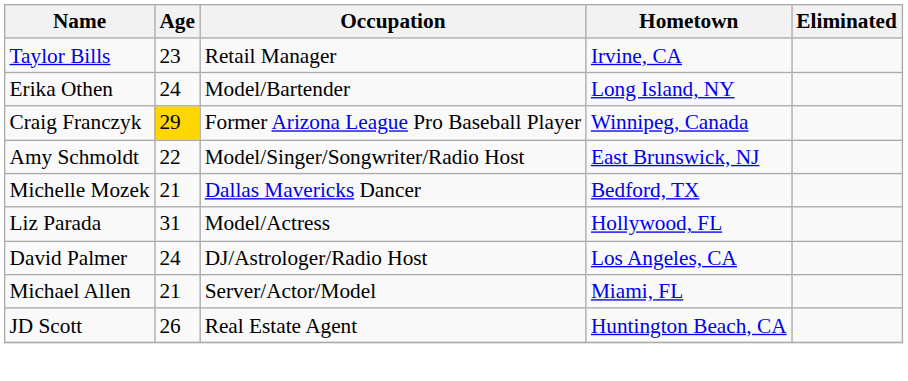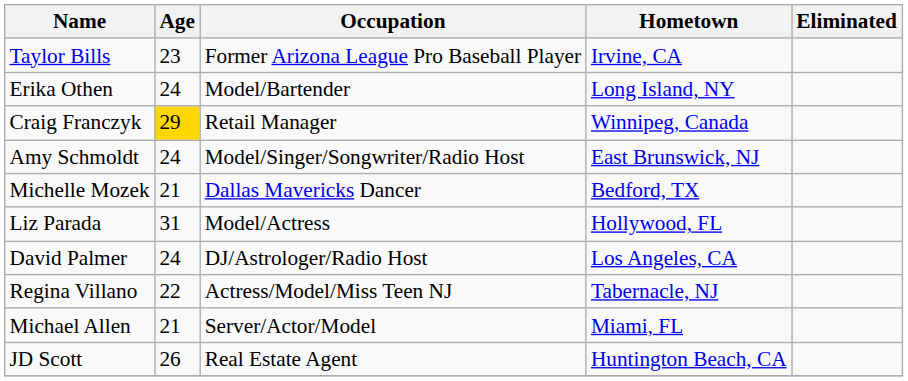(271, 55) Retail Manager -> (393, 55) Former Arizona League Pro Baseball Player
(393, 122) Former Arizona League Pro Baseball Player -> (271, 122) Retail Manager
(170, 156) 22 -> (170, 156) 24
+ row: (73, 291)
